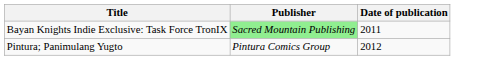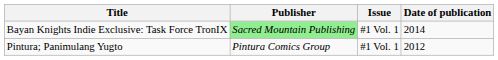+ column: (379, 13)
(371, 30) 2011 -> (414, 30) 2014
